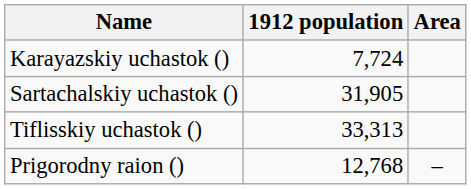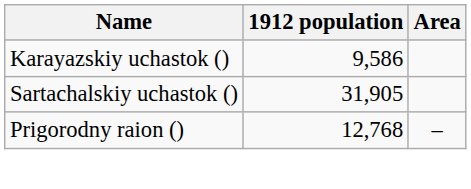(378, 58) 7,724 -> (378, 58) 9,586
- row: (106, 129)
